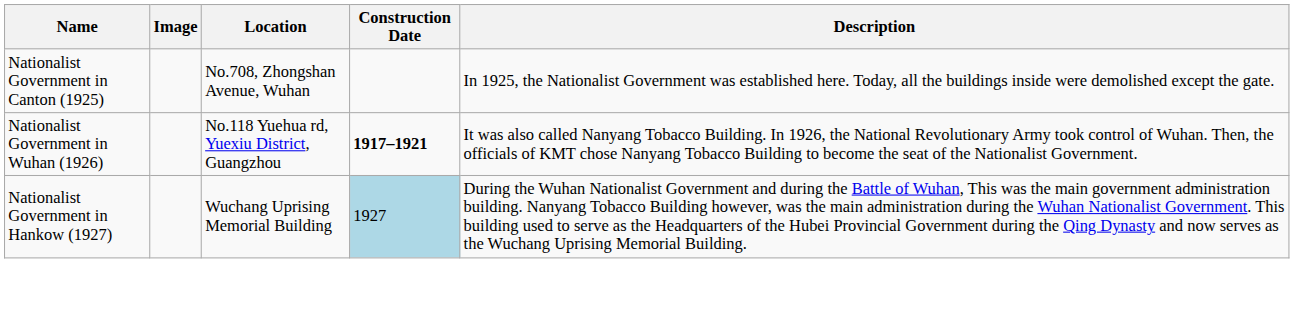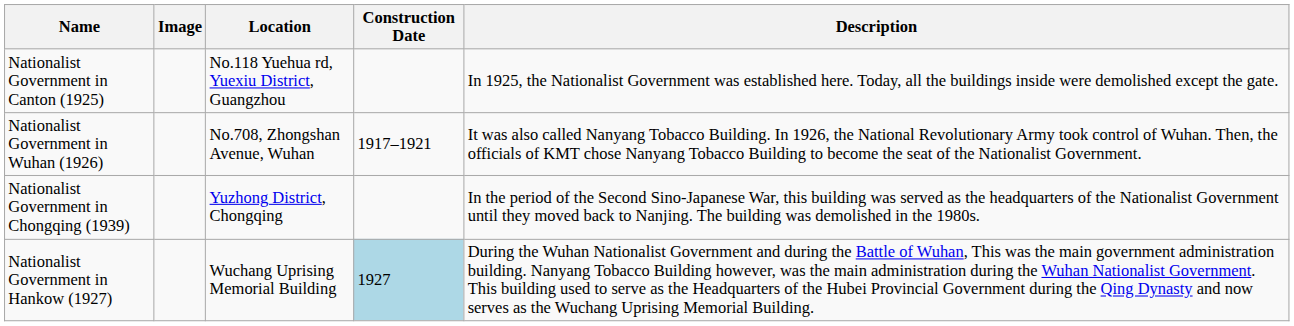(270, 80) No.708, Zhongshan Avenue, Wuhan -> (271, 80) No.118 Yuehua rd, Yuexiu District, Guangzhou
(267, 144) No.118 Yuehua rd, Yuexiu District, Guangzhou -> (275, 144) No.708, Zhongshan Avenue, Wuhan
(390, 144) bold -> (395, 144) normal
+ row: (69, 207)
